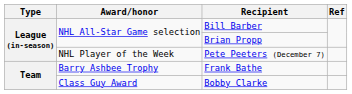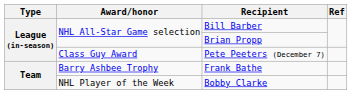(116, 54) NHL Player of the Week -> (98, 54) Class Guy Award
(98, 82) Class Guy Award -> (116, 82) NHL Player of the Week
